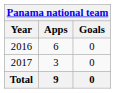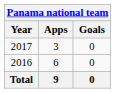rows swapped: (21, 46) <-> (21, 63)
